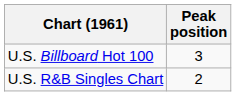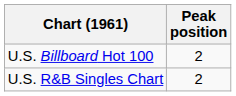(199, 56) 3 -> (199, 56) 2
